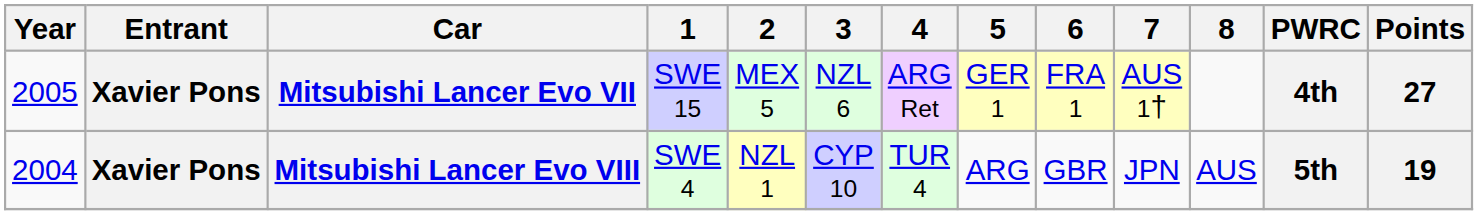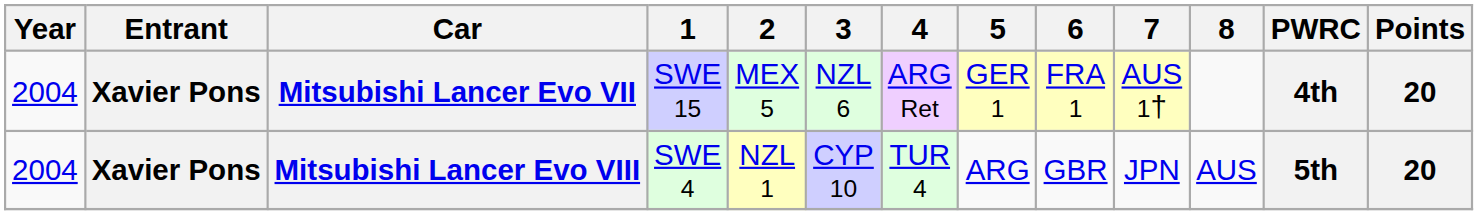(45, 91) 2005 -> (45, 91) 2004
(1420, 91) 27 -> (1420, 91) 20
(1420, 170) 19 -> (1420, 170) 20
